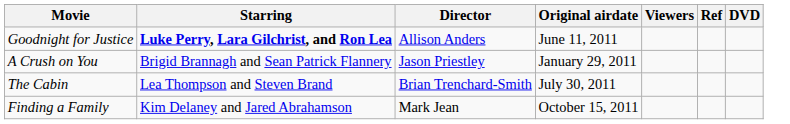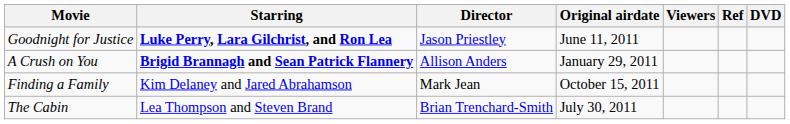(442, 38) Allison Anders -> (463, 38) Jason Priestley
(266, 61) normal -> (277, 61) bold
(442, 61) Jason Priestley -> (463, 61) Allison Anders
rows swapped: (38, 84) <-> (58, 107)
